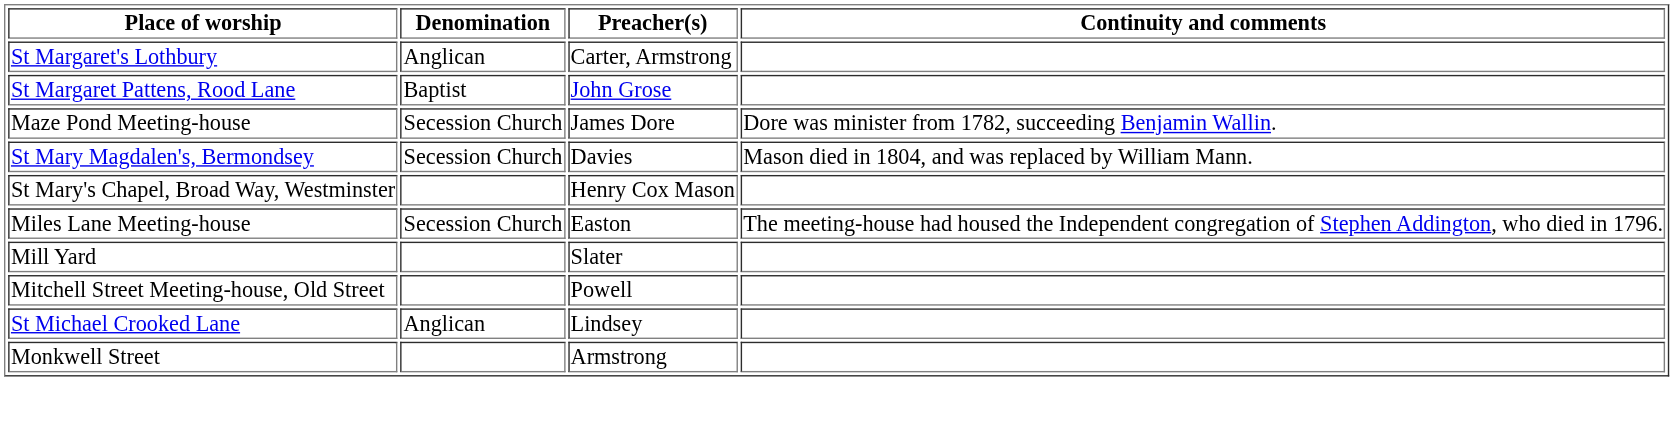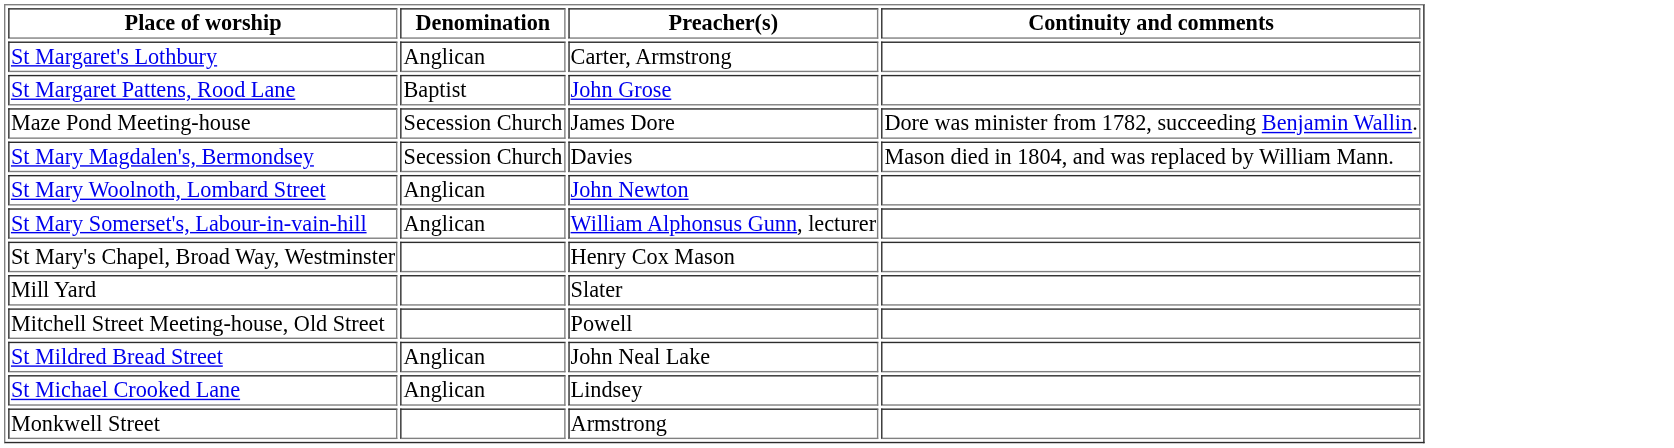+ row: (168, 190)
+ row: (189, 223)
- row: (131, 223)
+ row: (117, 356)
